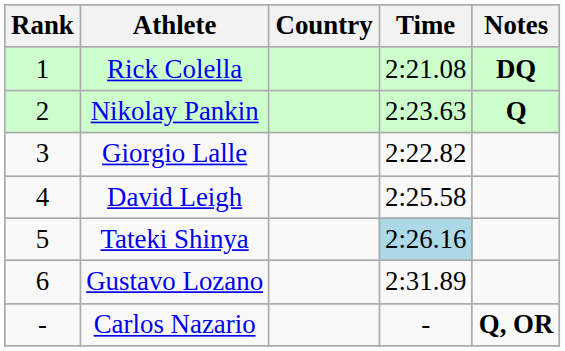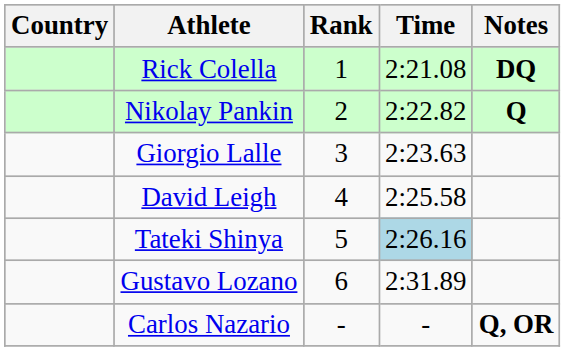columns swapped: (42, 25) <-> (324, 25)
(426, 111) 2:23.63 -> (426, 111) 2:22.82
(426, 153) 2:22.82 -> (426, 153) 2:23.63
